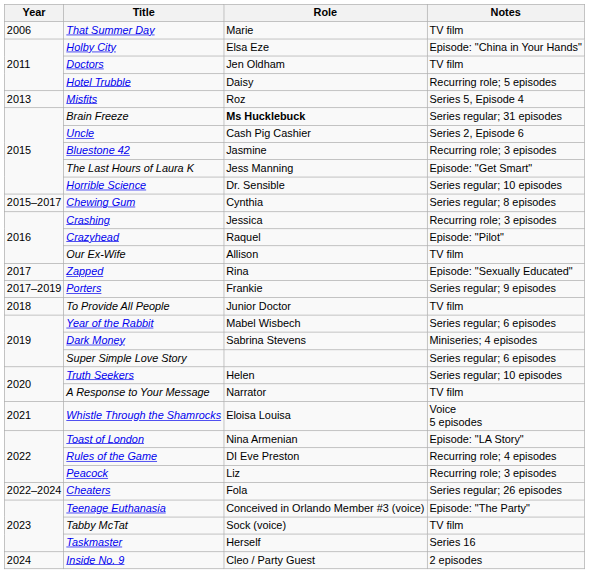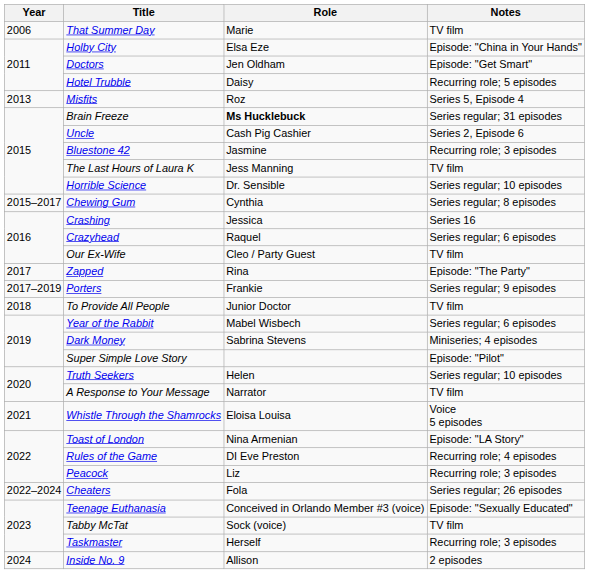(446, 64) TV film -> (481, 64) Episode: "Get Smart"
(481, 168) Episode: "Get Smart" -> (446, 168) TV film
(493, 220) Recurring role; 3 episodes -> (452, 220) Series 16
(467, 237) Episode: "Pilot" -> (493, 237) Series regular; 6 episodes
(242, 254) Allison -> (271, 254) Cleo / Party Guest
(501, 271) Episode: "Sexually Educated" -> (480, 271) Episode: "The Party"
(493, 358) Series regular; 6 episodes -> (467, 358) Episode: "Pilot"
(480, 508) Episode: "The Party" -> (501, 508) Episode: "Sexually Educated"
(452, 543) Series 16 -> (493, 543) Recurring role; 3 episodes
(271, 560) Cleo / Party Guest -> (242, 560) Allison
